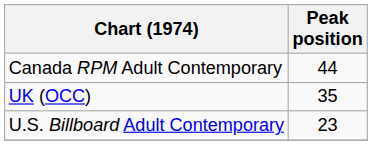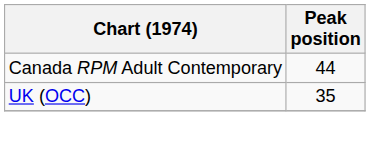- row: (146, 125)
